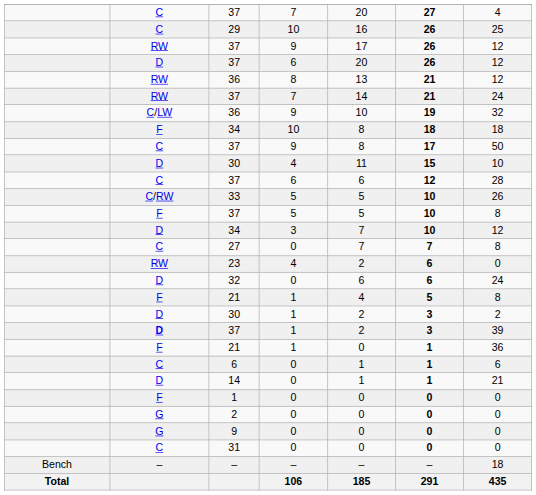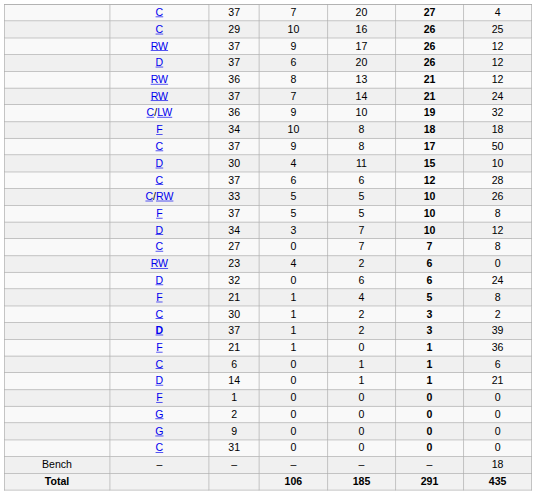(159, 314) D -> (159, 314) C
